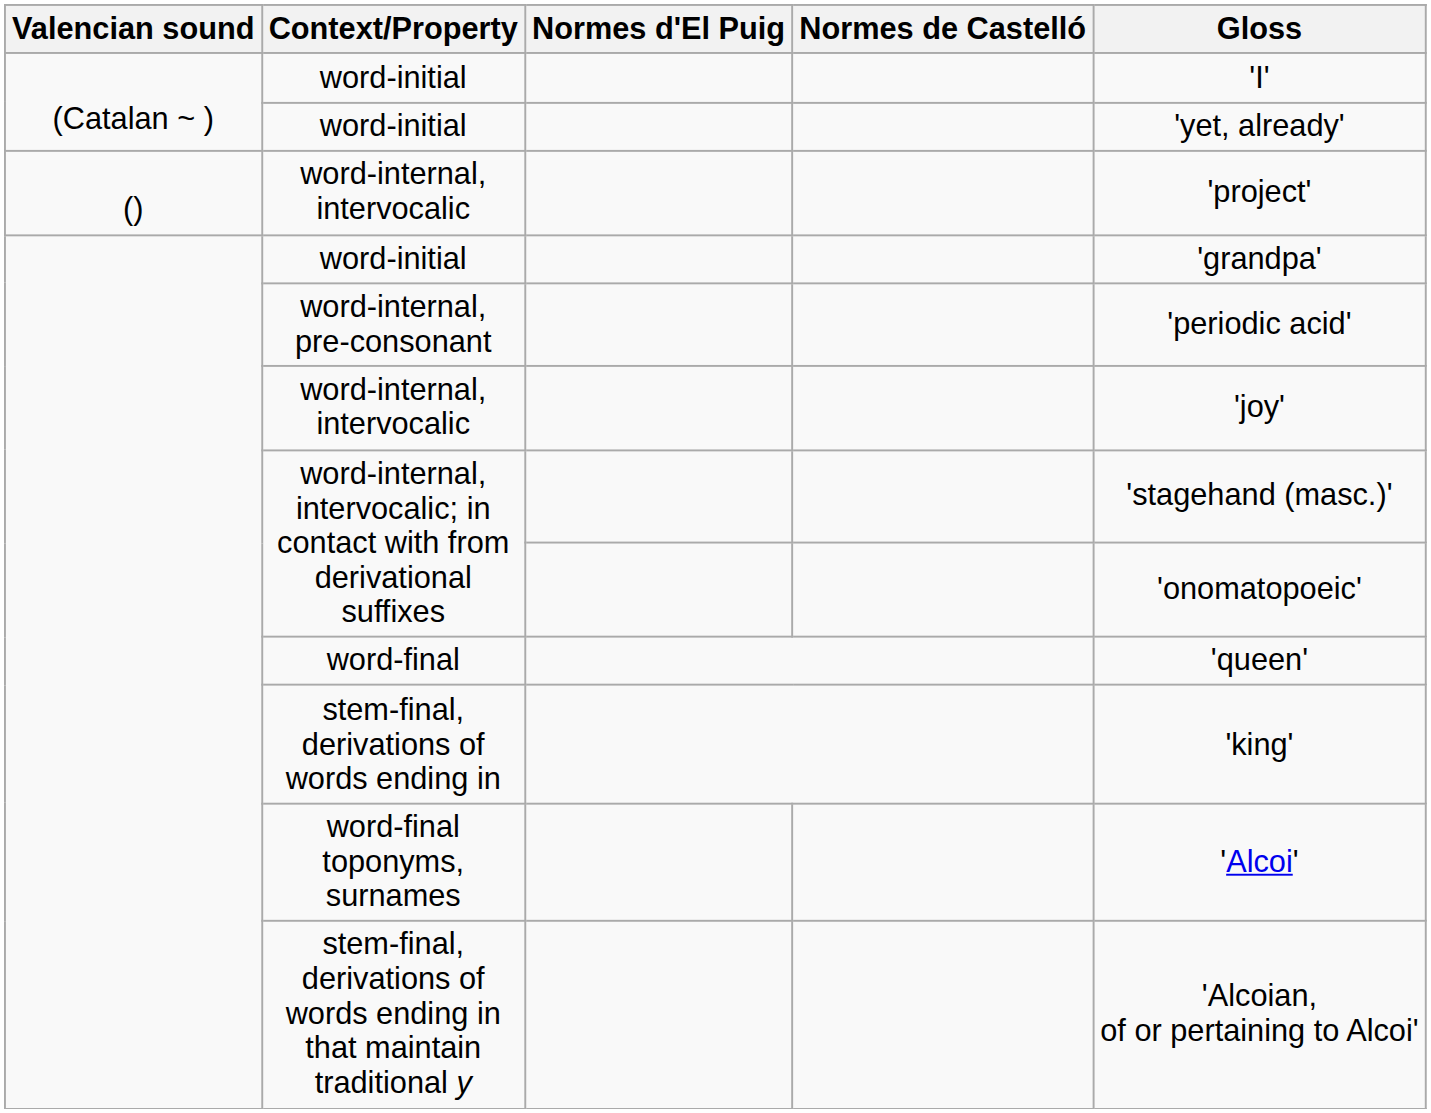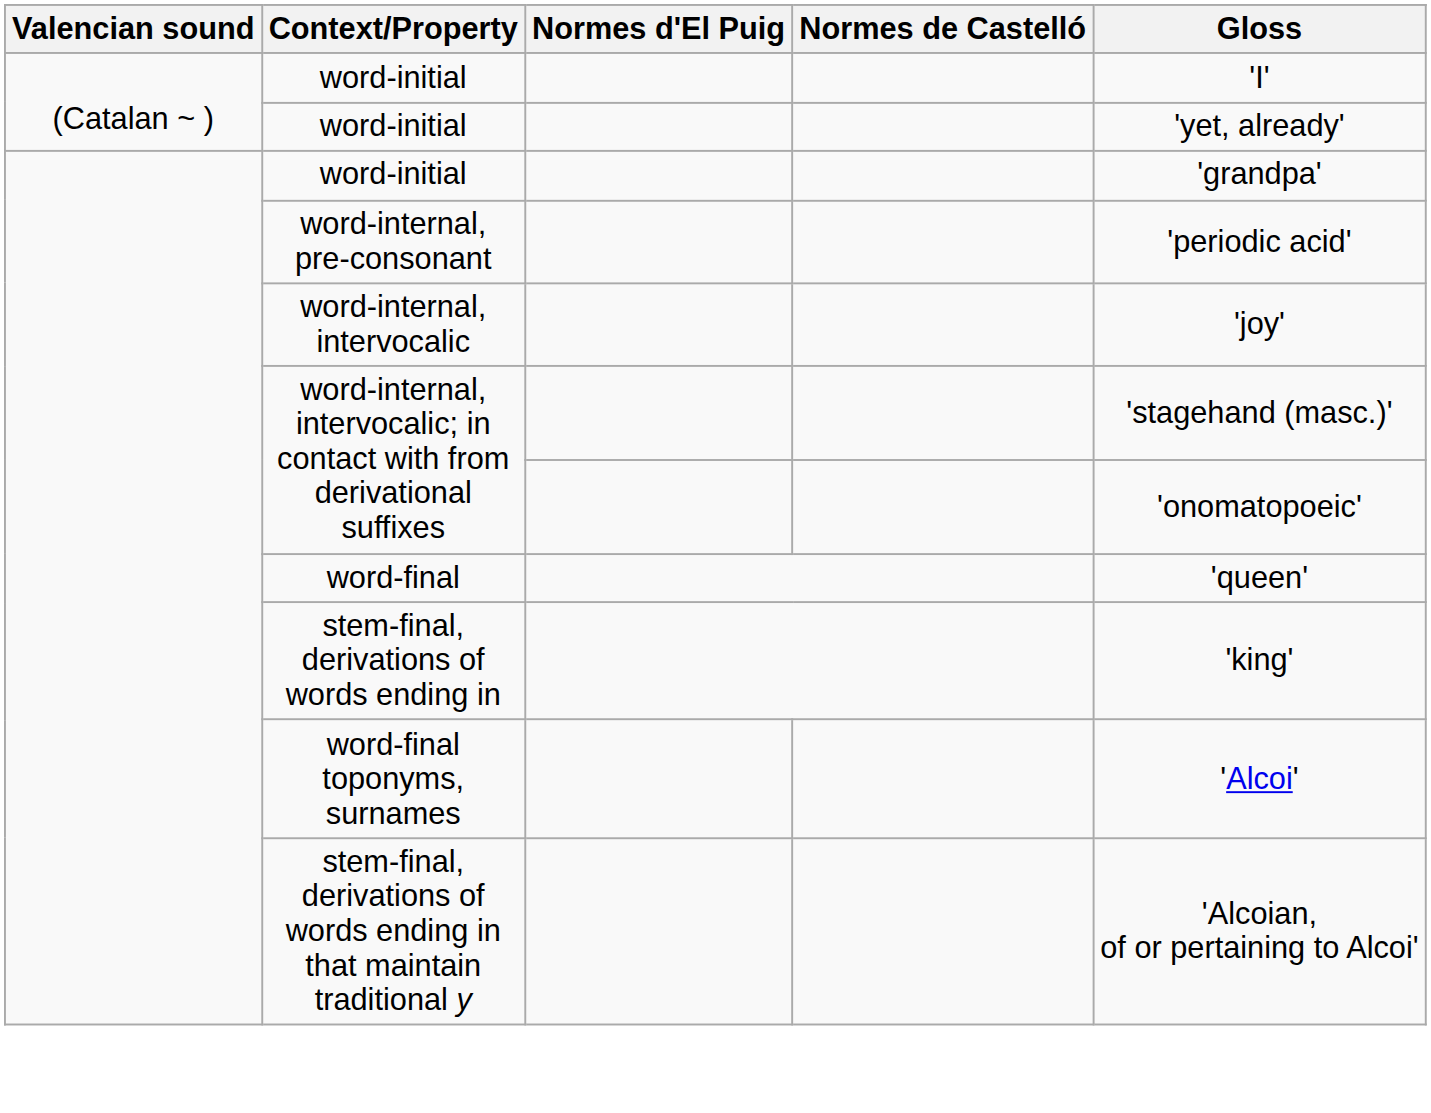- row: (133, 209)
